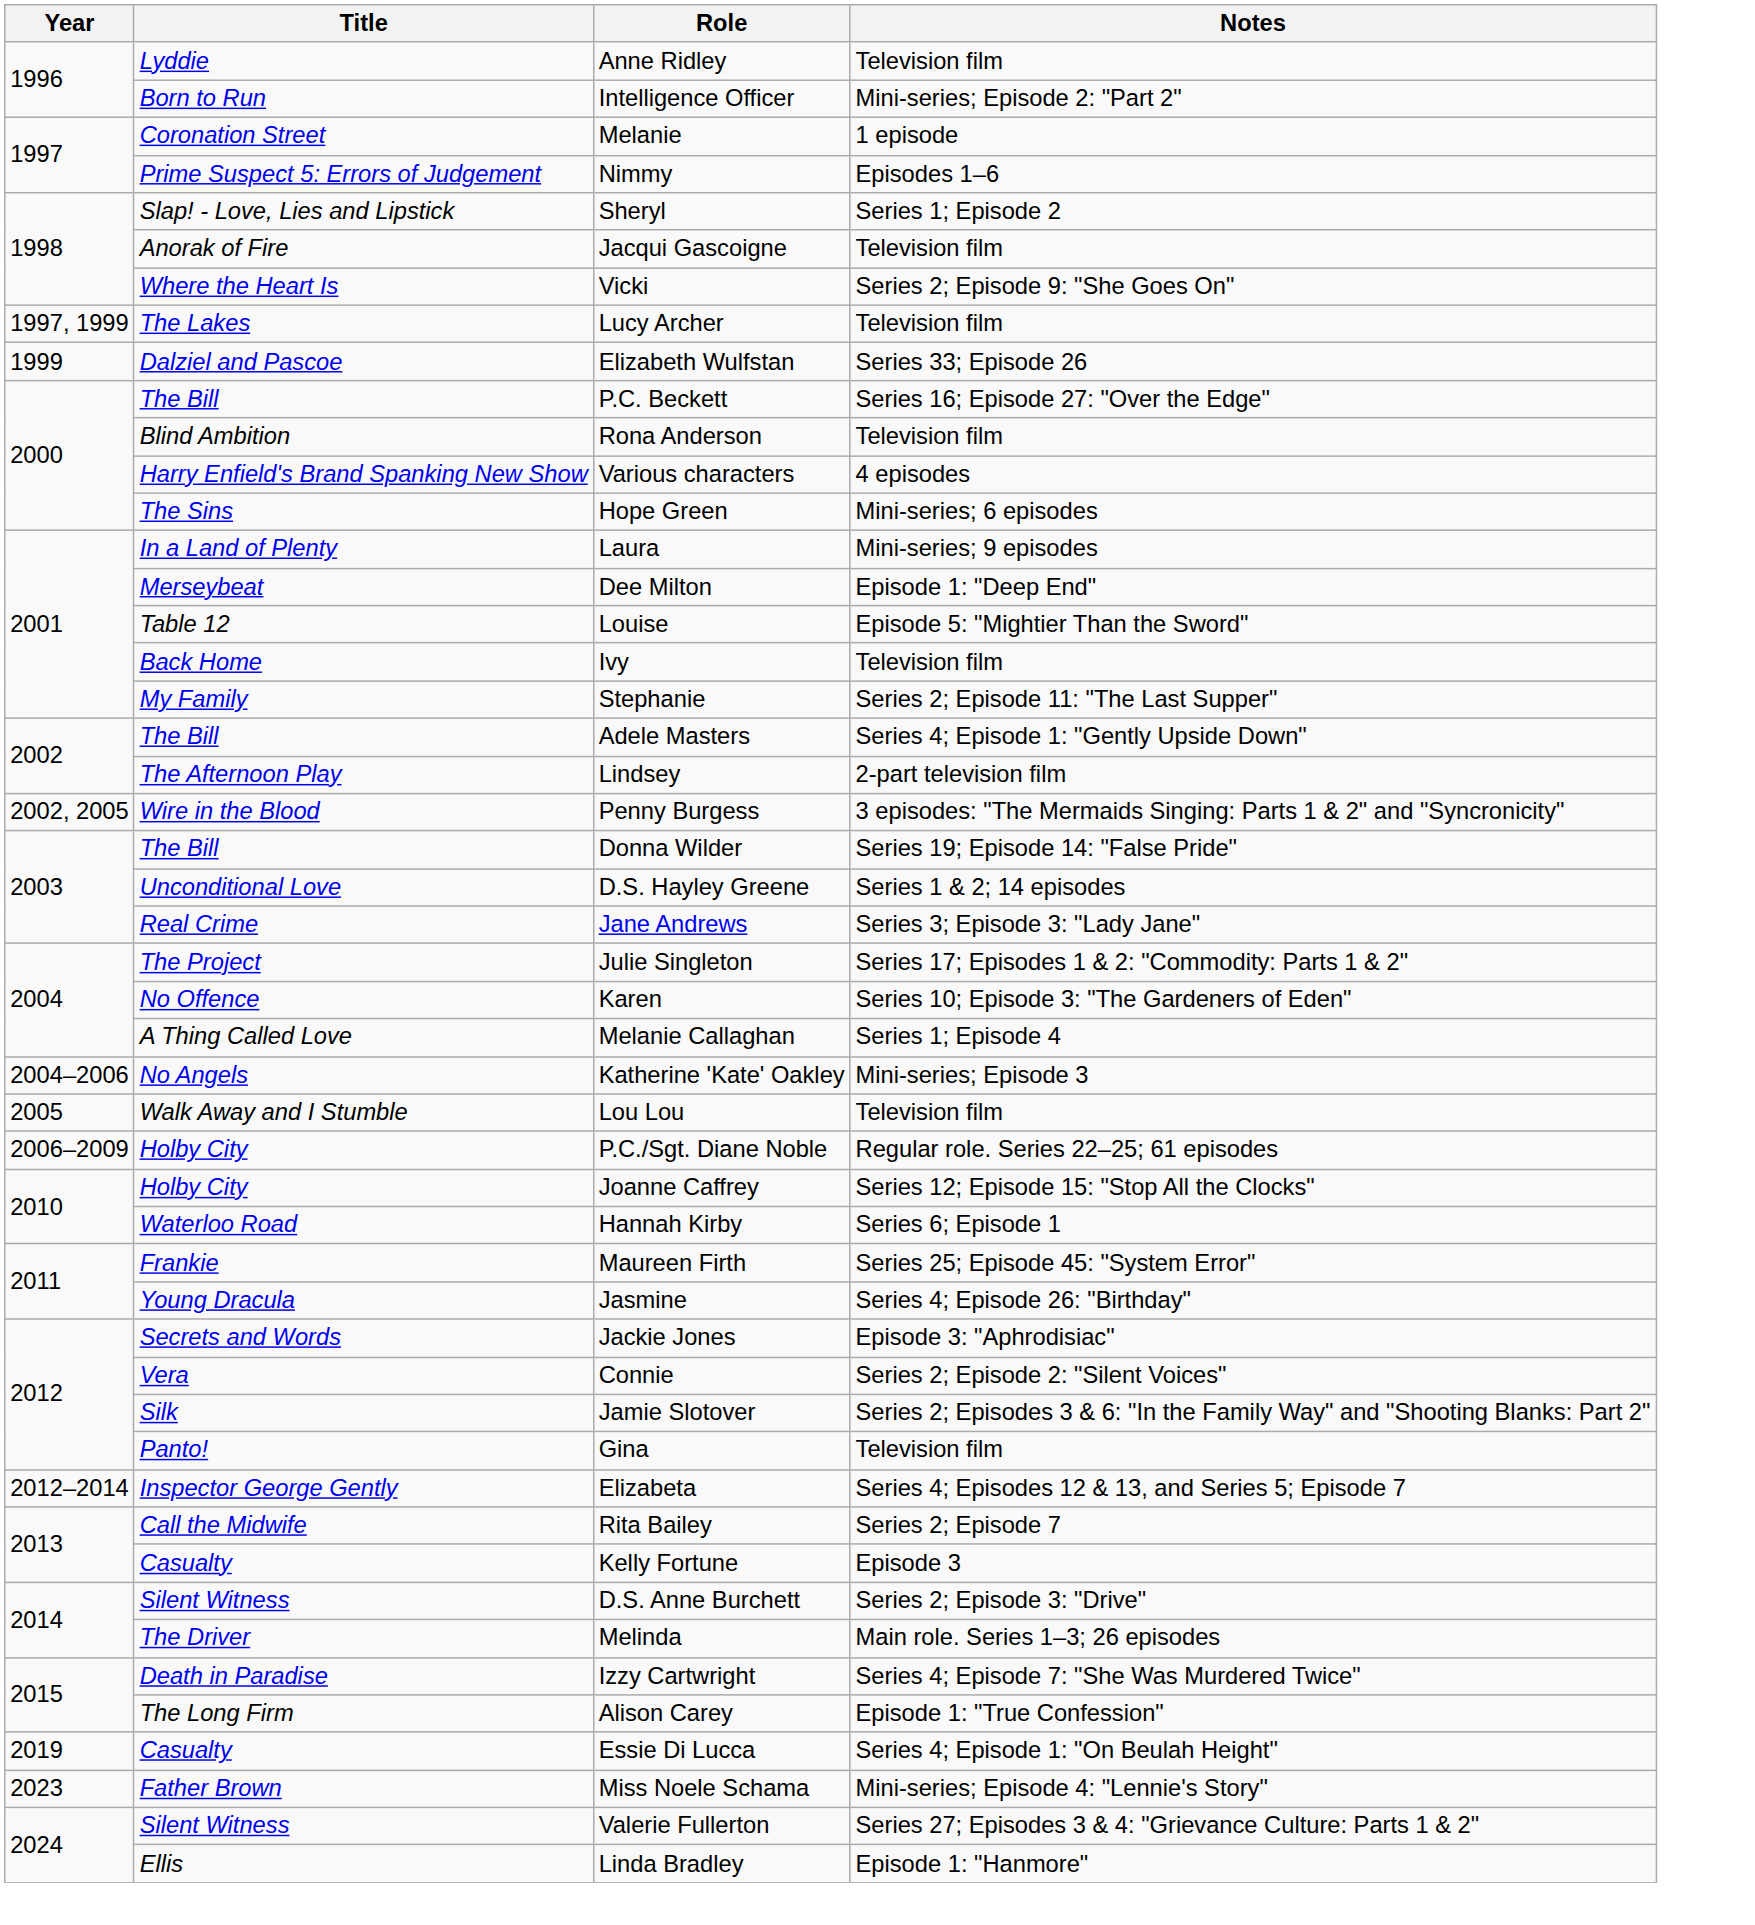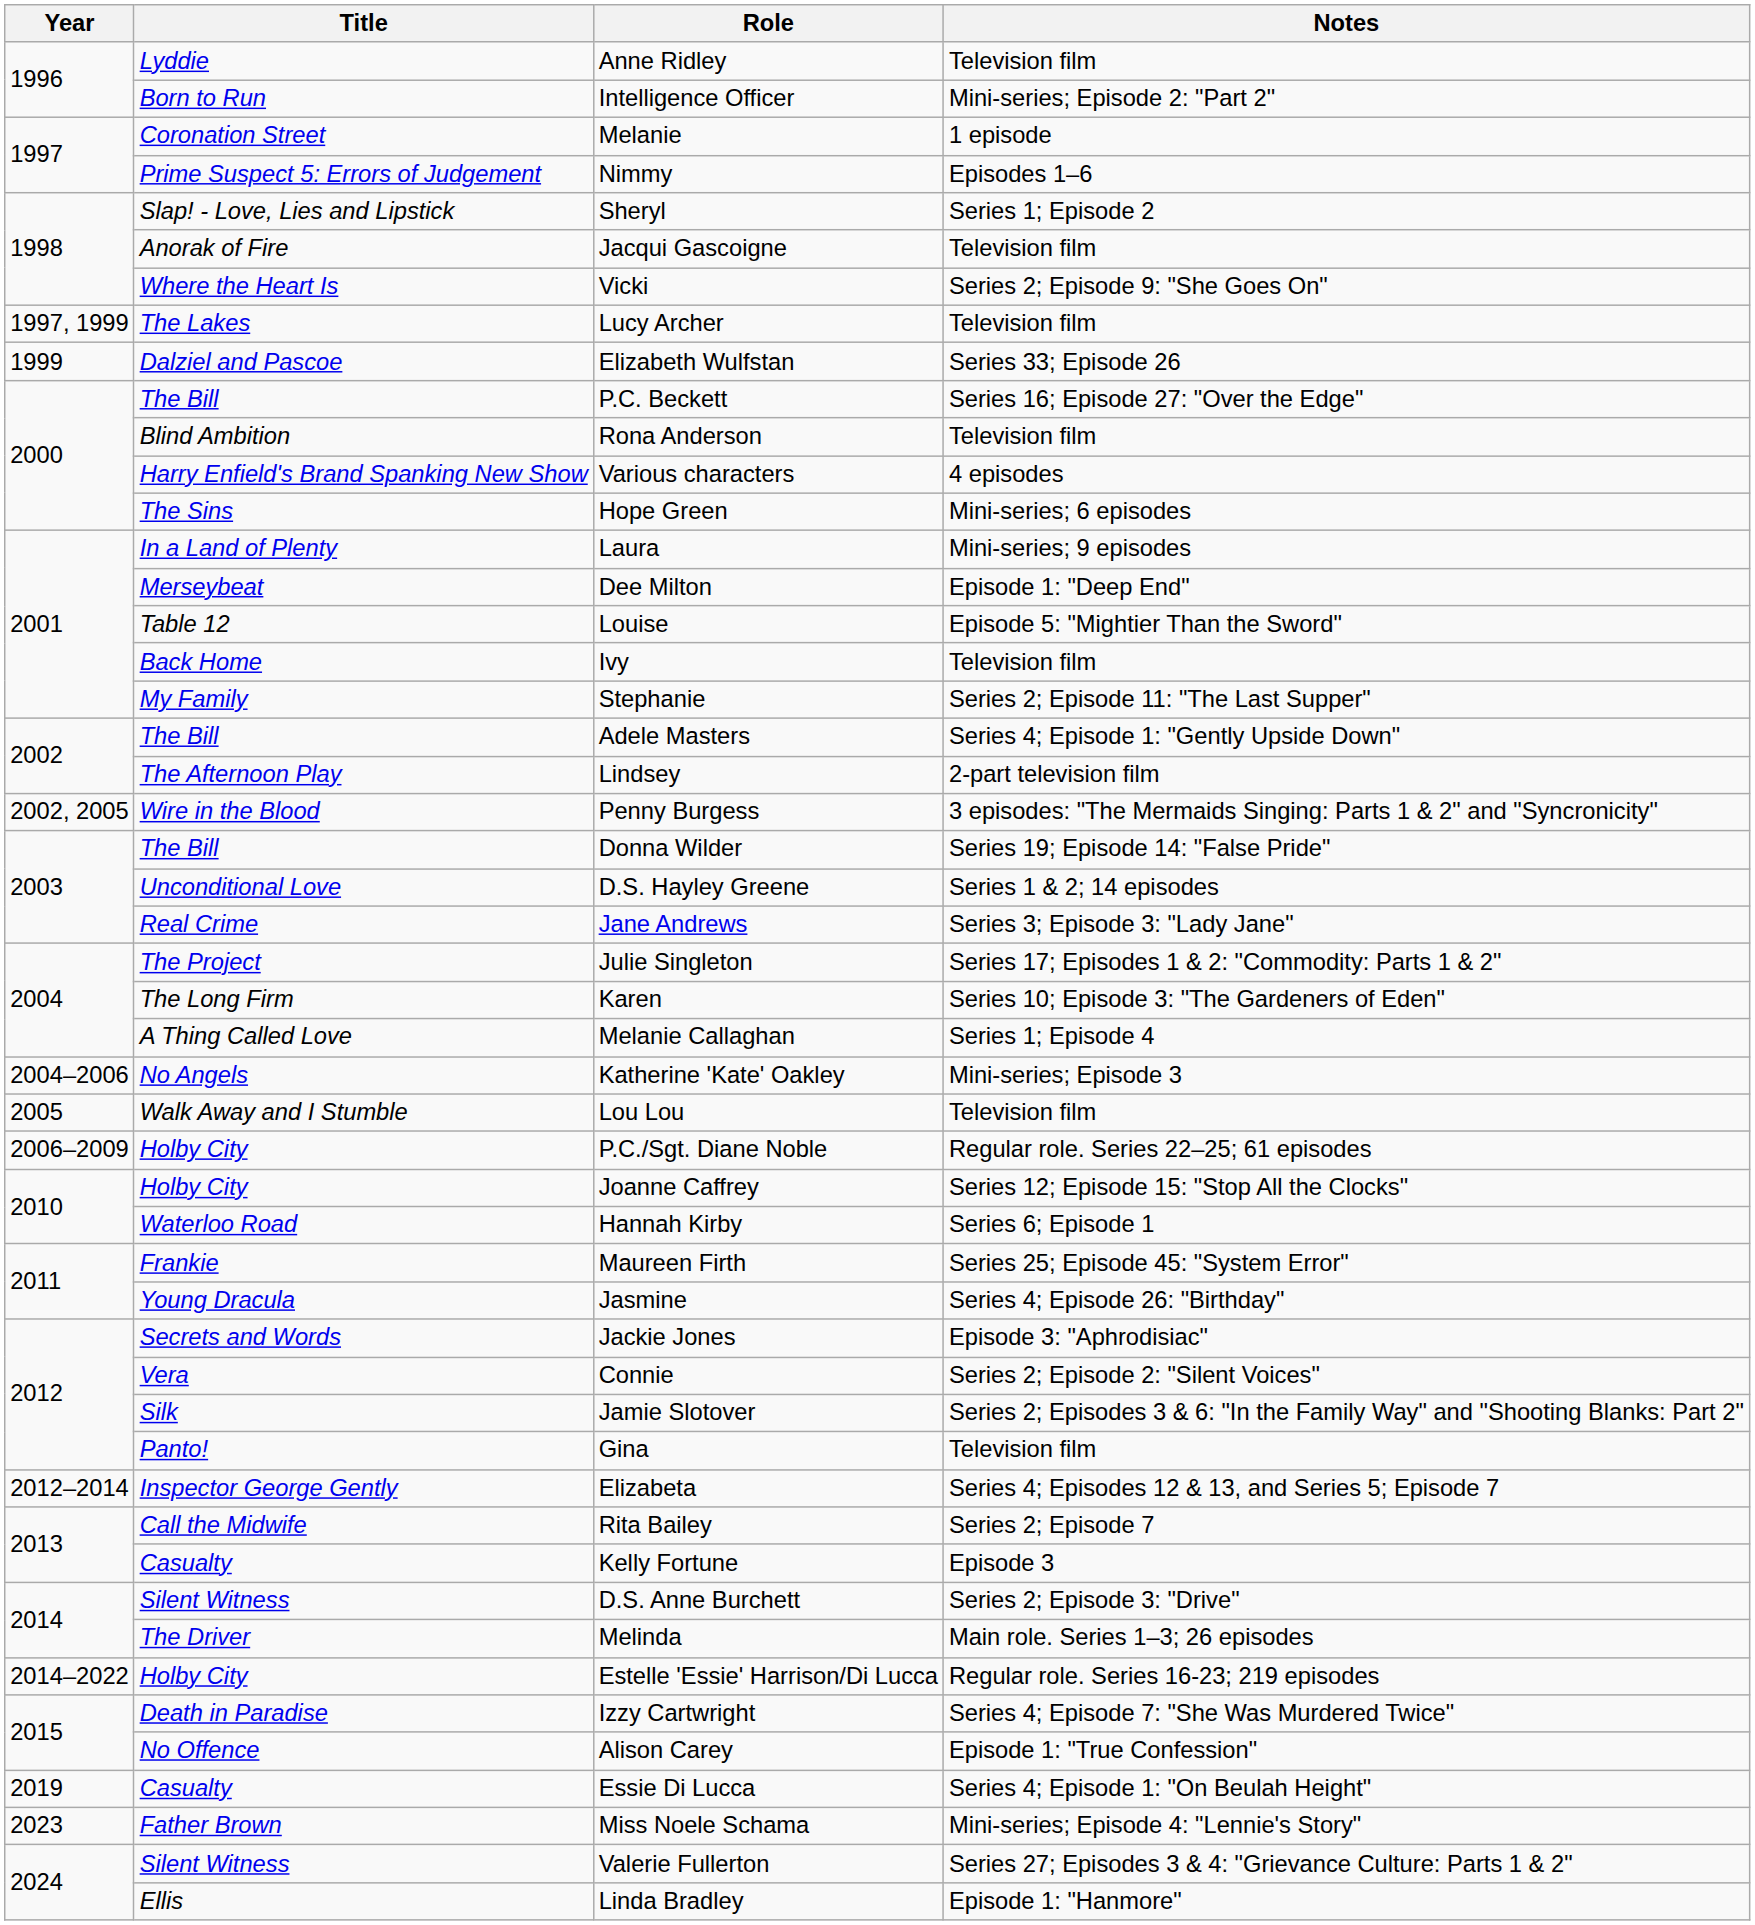(200, 999) No Offence -> (217, 999) The Long Firm
+ row: (768, 1675)
(217, 1713) The Long Firm -> (200, 1750) No Offence
